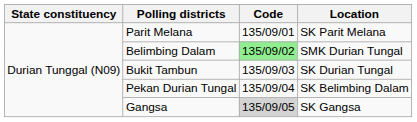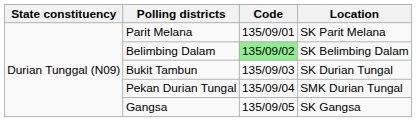(351, 51) SMK Durian Tungal -> (354, 51) SK Belimbing Dalam
(354, 88) SK Belimbing Dalam -> (351, 88) SMK Durian Tungal
(268, 107) lightgrey background -> (268, 107) no background
